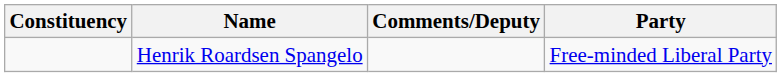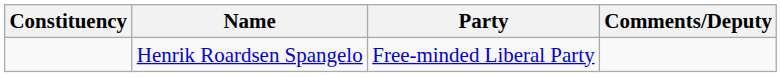columns swapped: (661, 21) <-> (456, 21)
